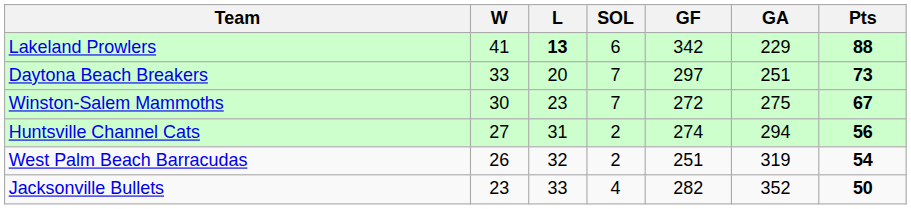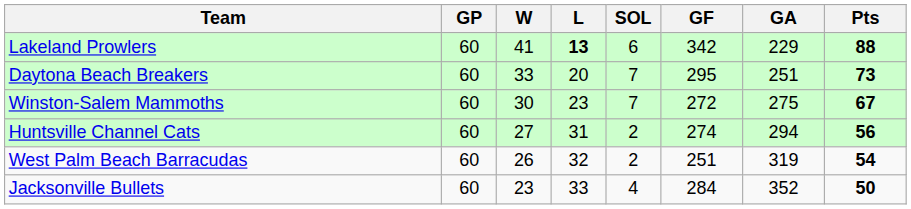+ column: (469, 18)
(688, 75) 297 -> (701, 75) 295
(688, 189) 282 -> (701, 189) 284
